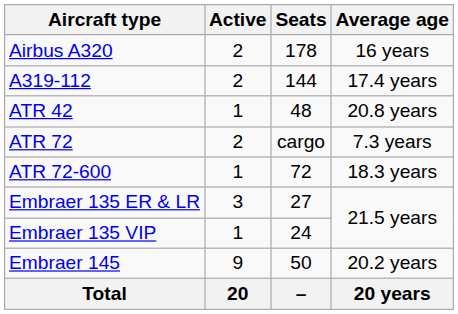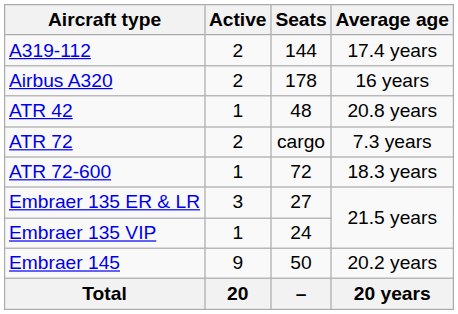rows swapped: (61, 50) <-> (50, 80)
